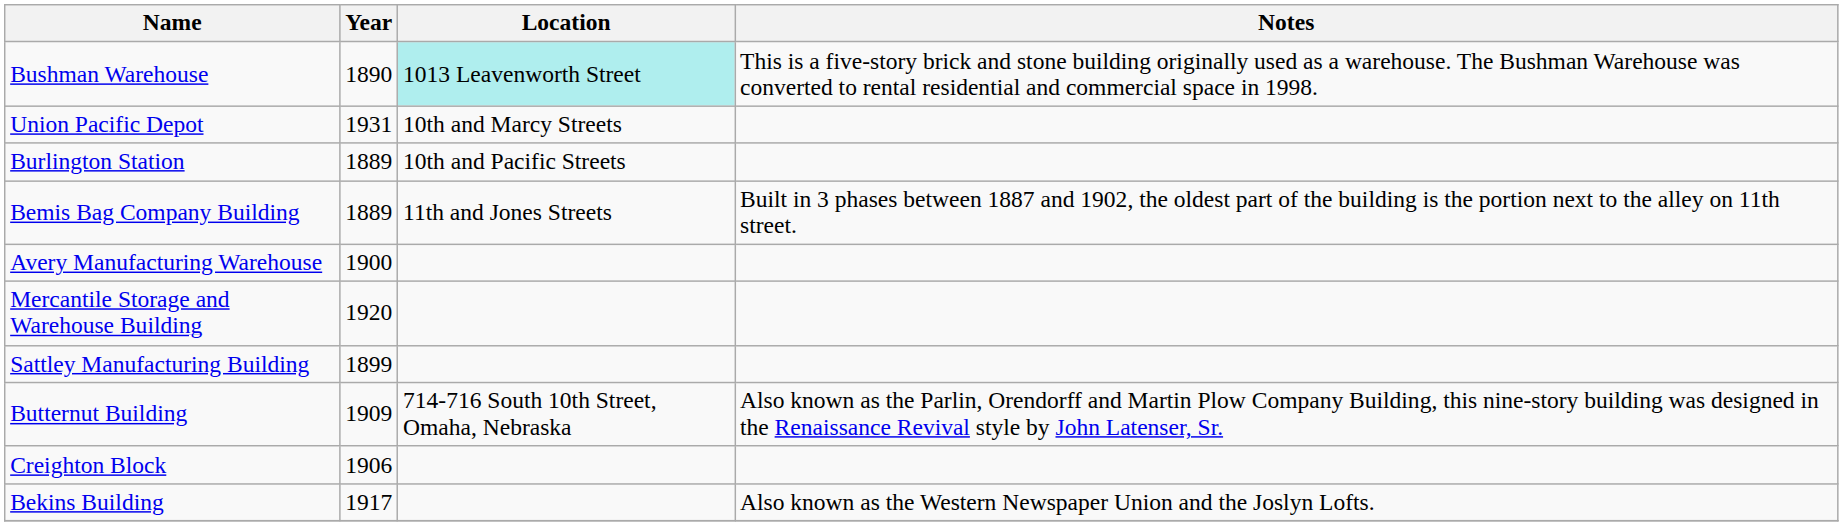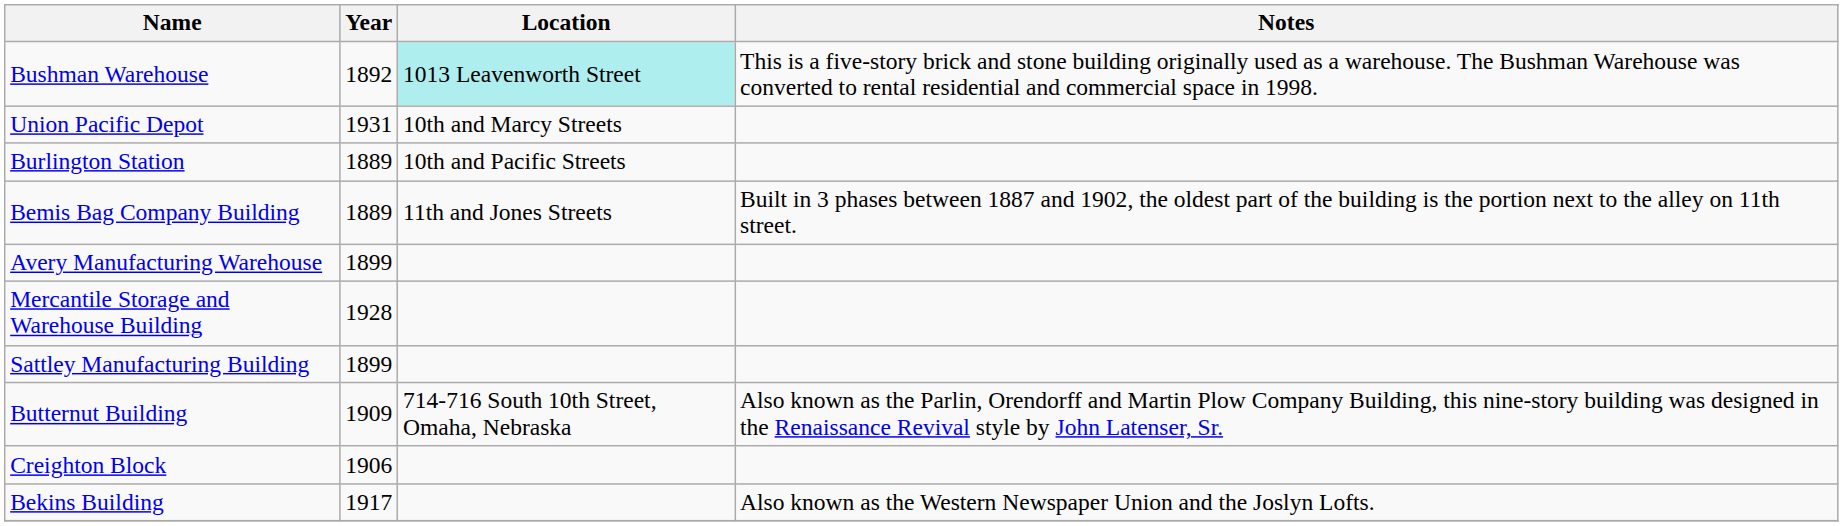(369, 73) 1890 -> (369, 73) 1892
(369, 262) 1900 -> (369, 262) 1899
(369, 313) 1920 -> (369, 313) 1928
